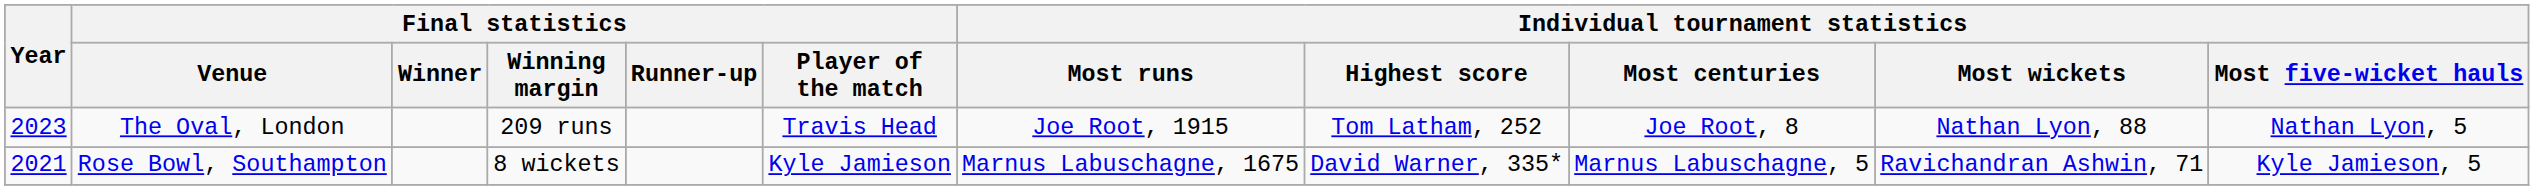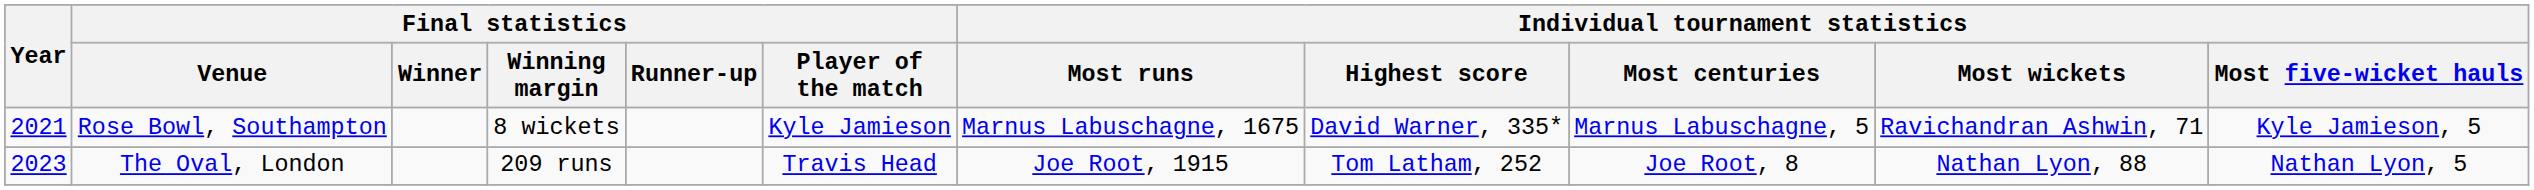rows swapped: (232, 165) <-> (232, 127)
